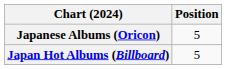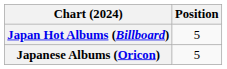rows swapped: (88, 34) <-> (88, 54)
